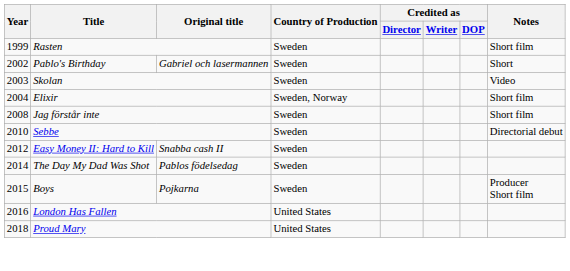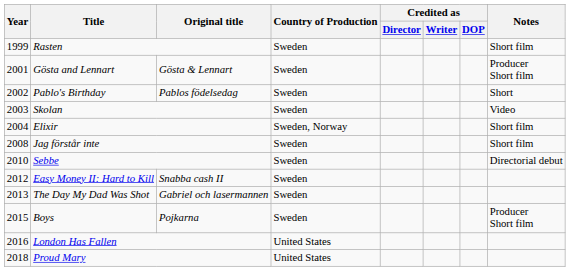+ row: (74, 70)
(214, 64) Gabriel och lasermannen -> (198, 93) Pablos födelsedag
(18, 166) 2014 -> (18, 195) 2013
(198, 166) Pablos födelsedag -> (214, 195) Gabriel och lasermannen
